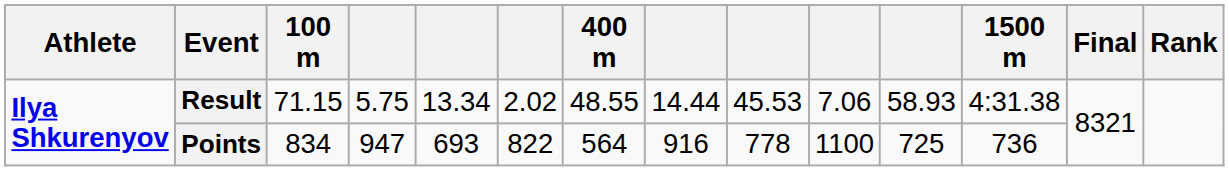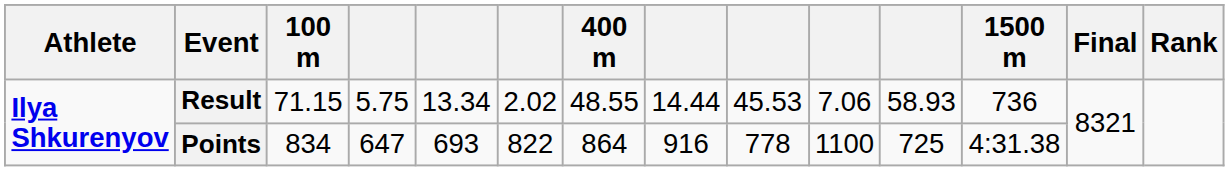(1014, 101) 4:31.38 -> (1014, 101) 736
(382, 145) 947 -> (382, 145) 647
(604, 145) 564 -> (604, 145) 864
(1014, 145) 736 -> (1014, 145) 4:31.38
